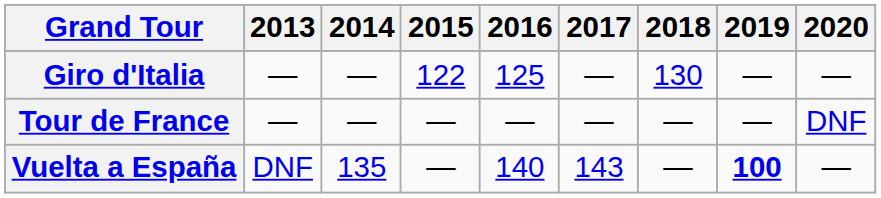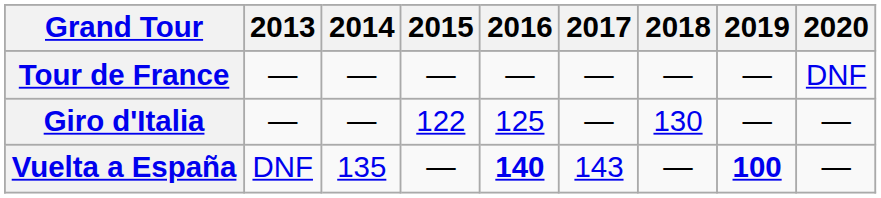rows swapped: (124, 74) <-> (124, 121)
(520, 167) normal -> (520, 167) bold
